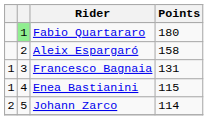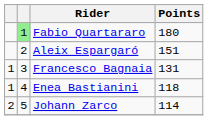(169, 51) 158 -> (169, 51) 151
(169, 88) 115 -> (169, 88) 118
